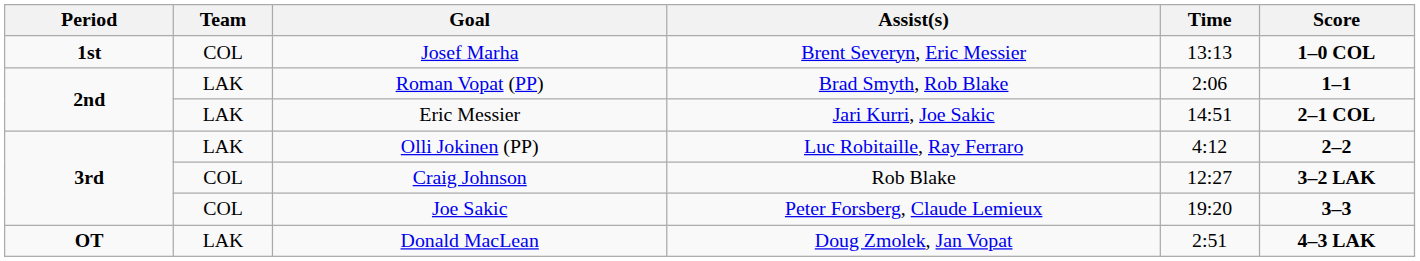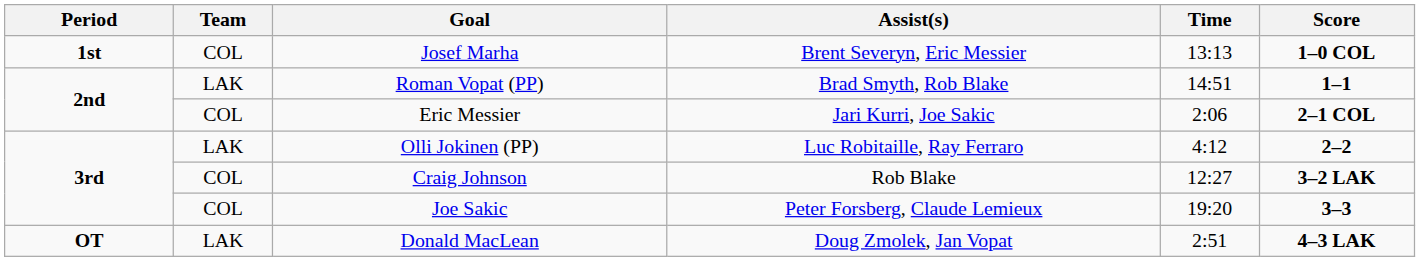(1210, 83) 2:06 -> (1210, 83) 14:51
(223, 114) LAK -> (223, 114) COL
(1210, 114) 14:51 -> (1210, 114) 2:06
